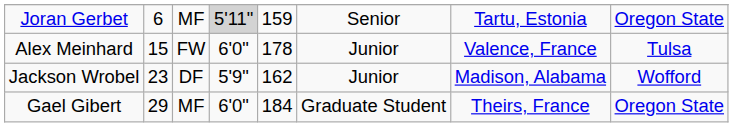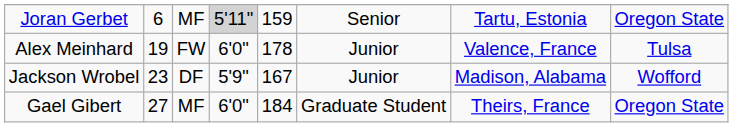(158, 48) 15 -> (158, 48) 19
(277, 77) 162 -> (277, 77) 167
(158, 106) 29 -> (158, 106) 27
